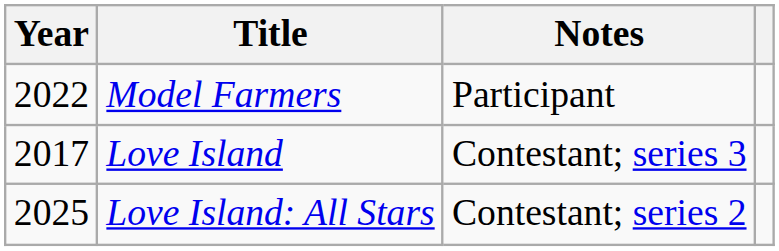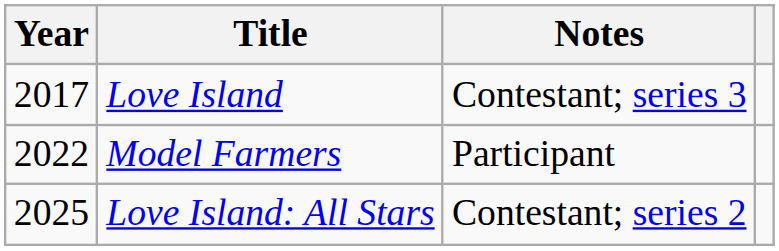rows swapped: (195, 153) <-> (224, 93)
